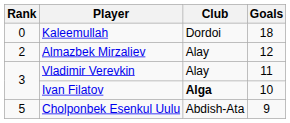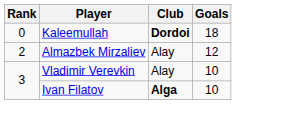(203, 33) normal -> (170, 33) bold
(267, 71) 11 -> (212, 71) 10
- row: (111, 109)
